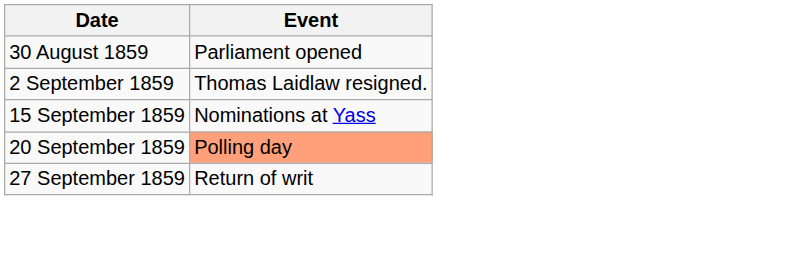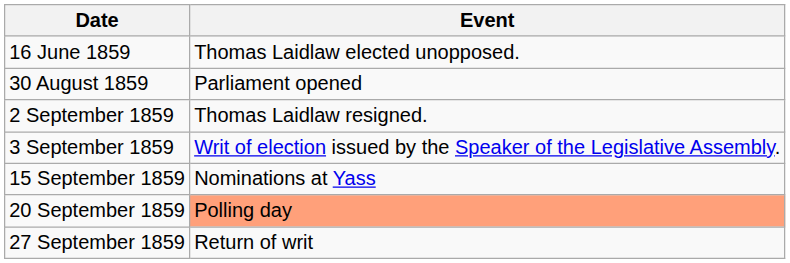+ row: (70, 52)
+ row: (92, 147)
